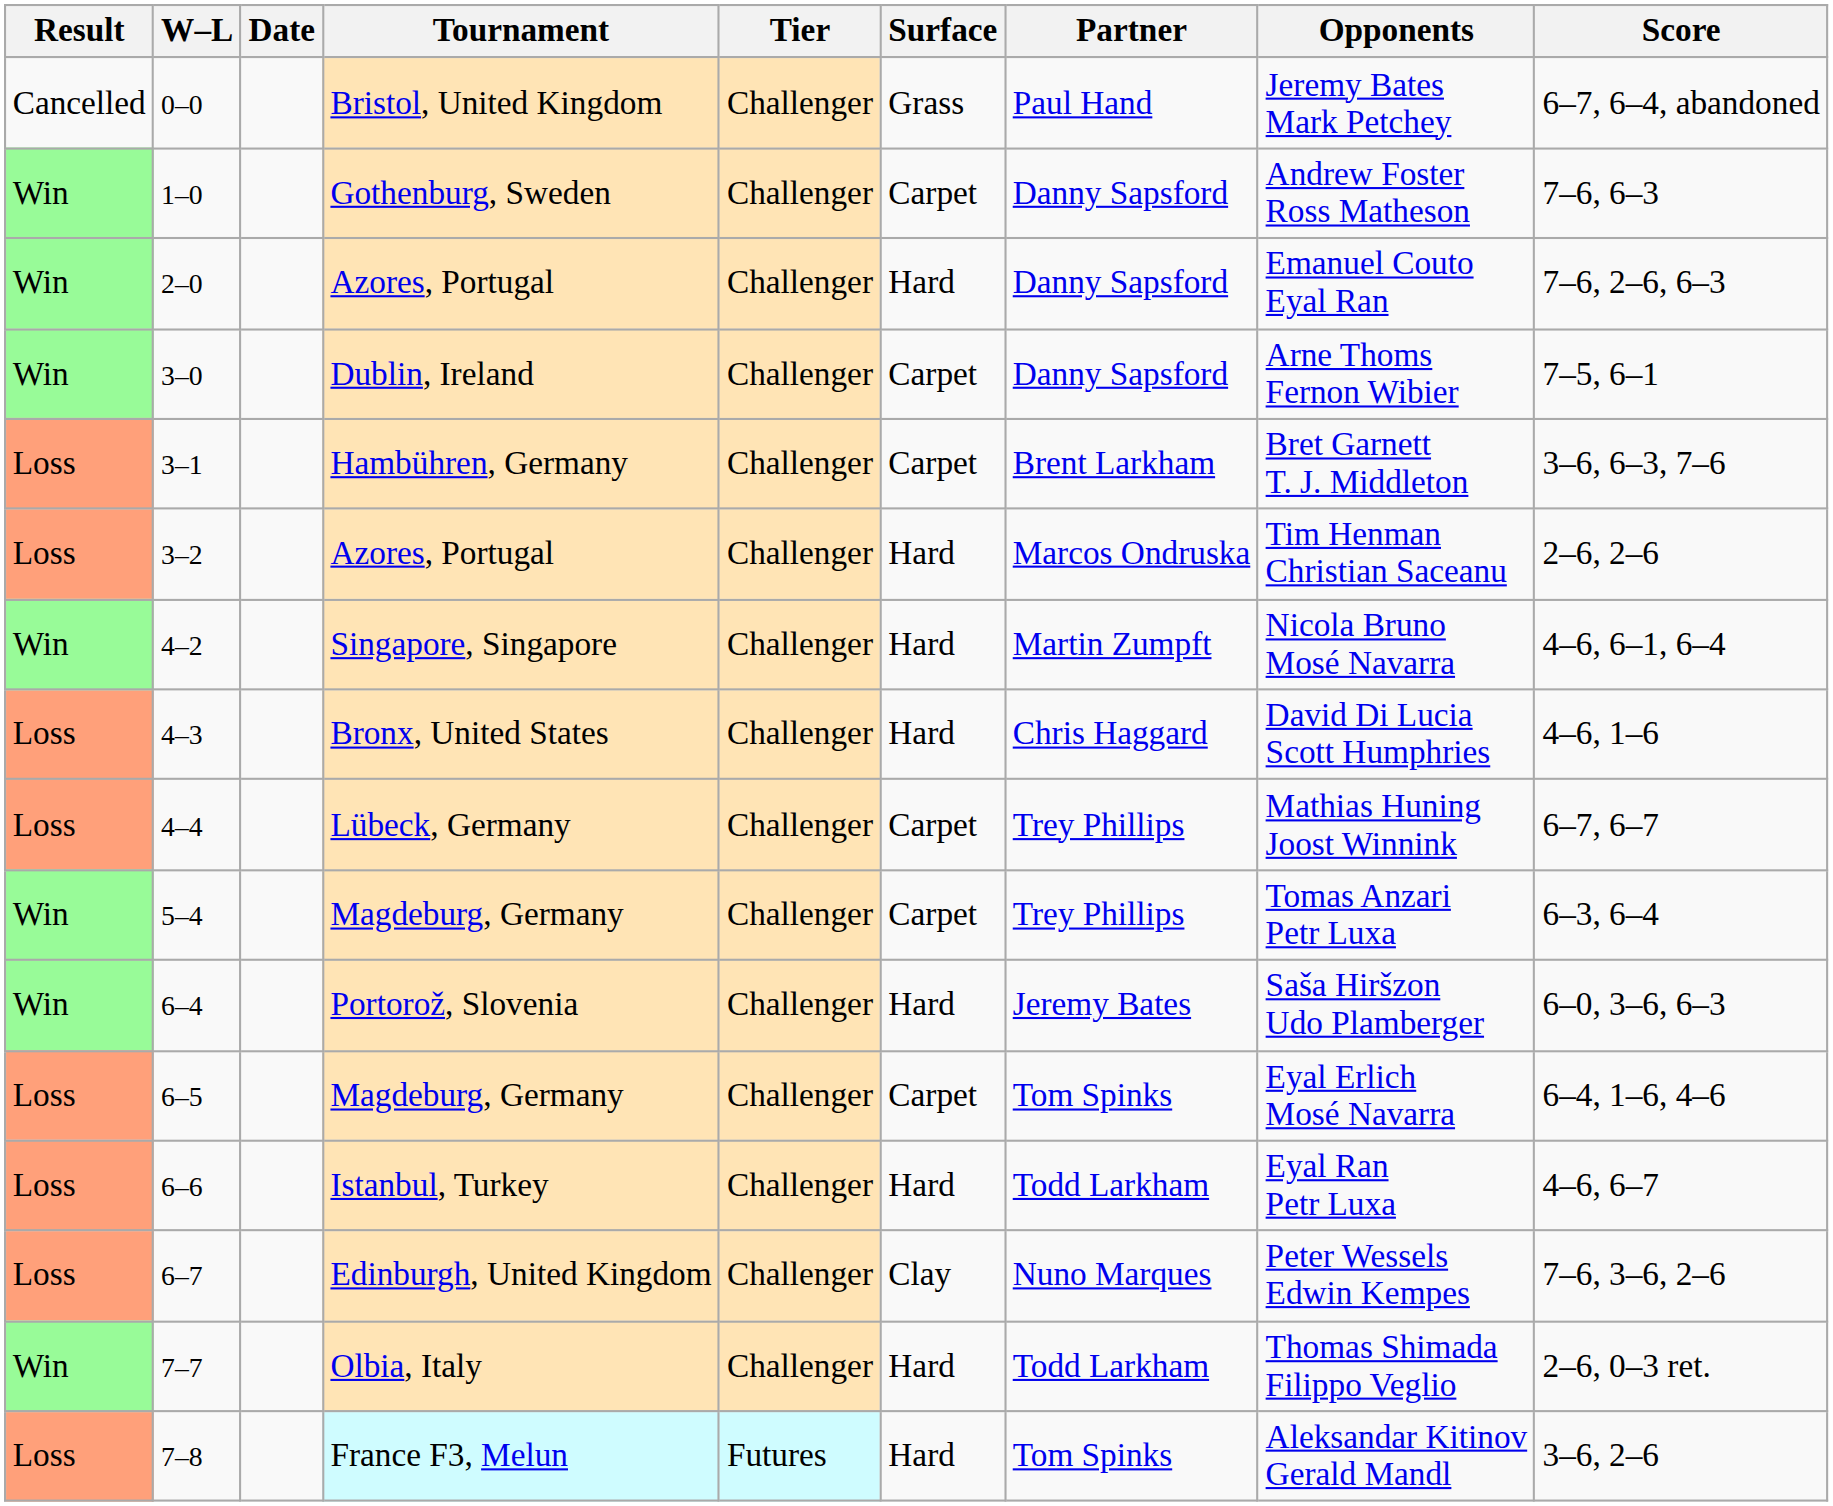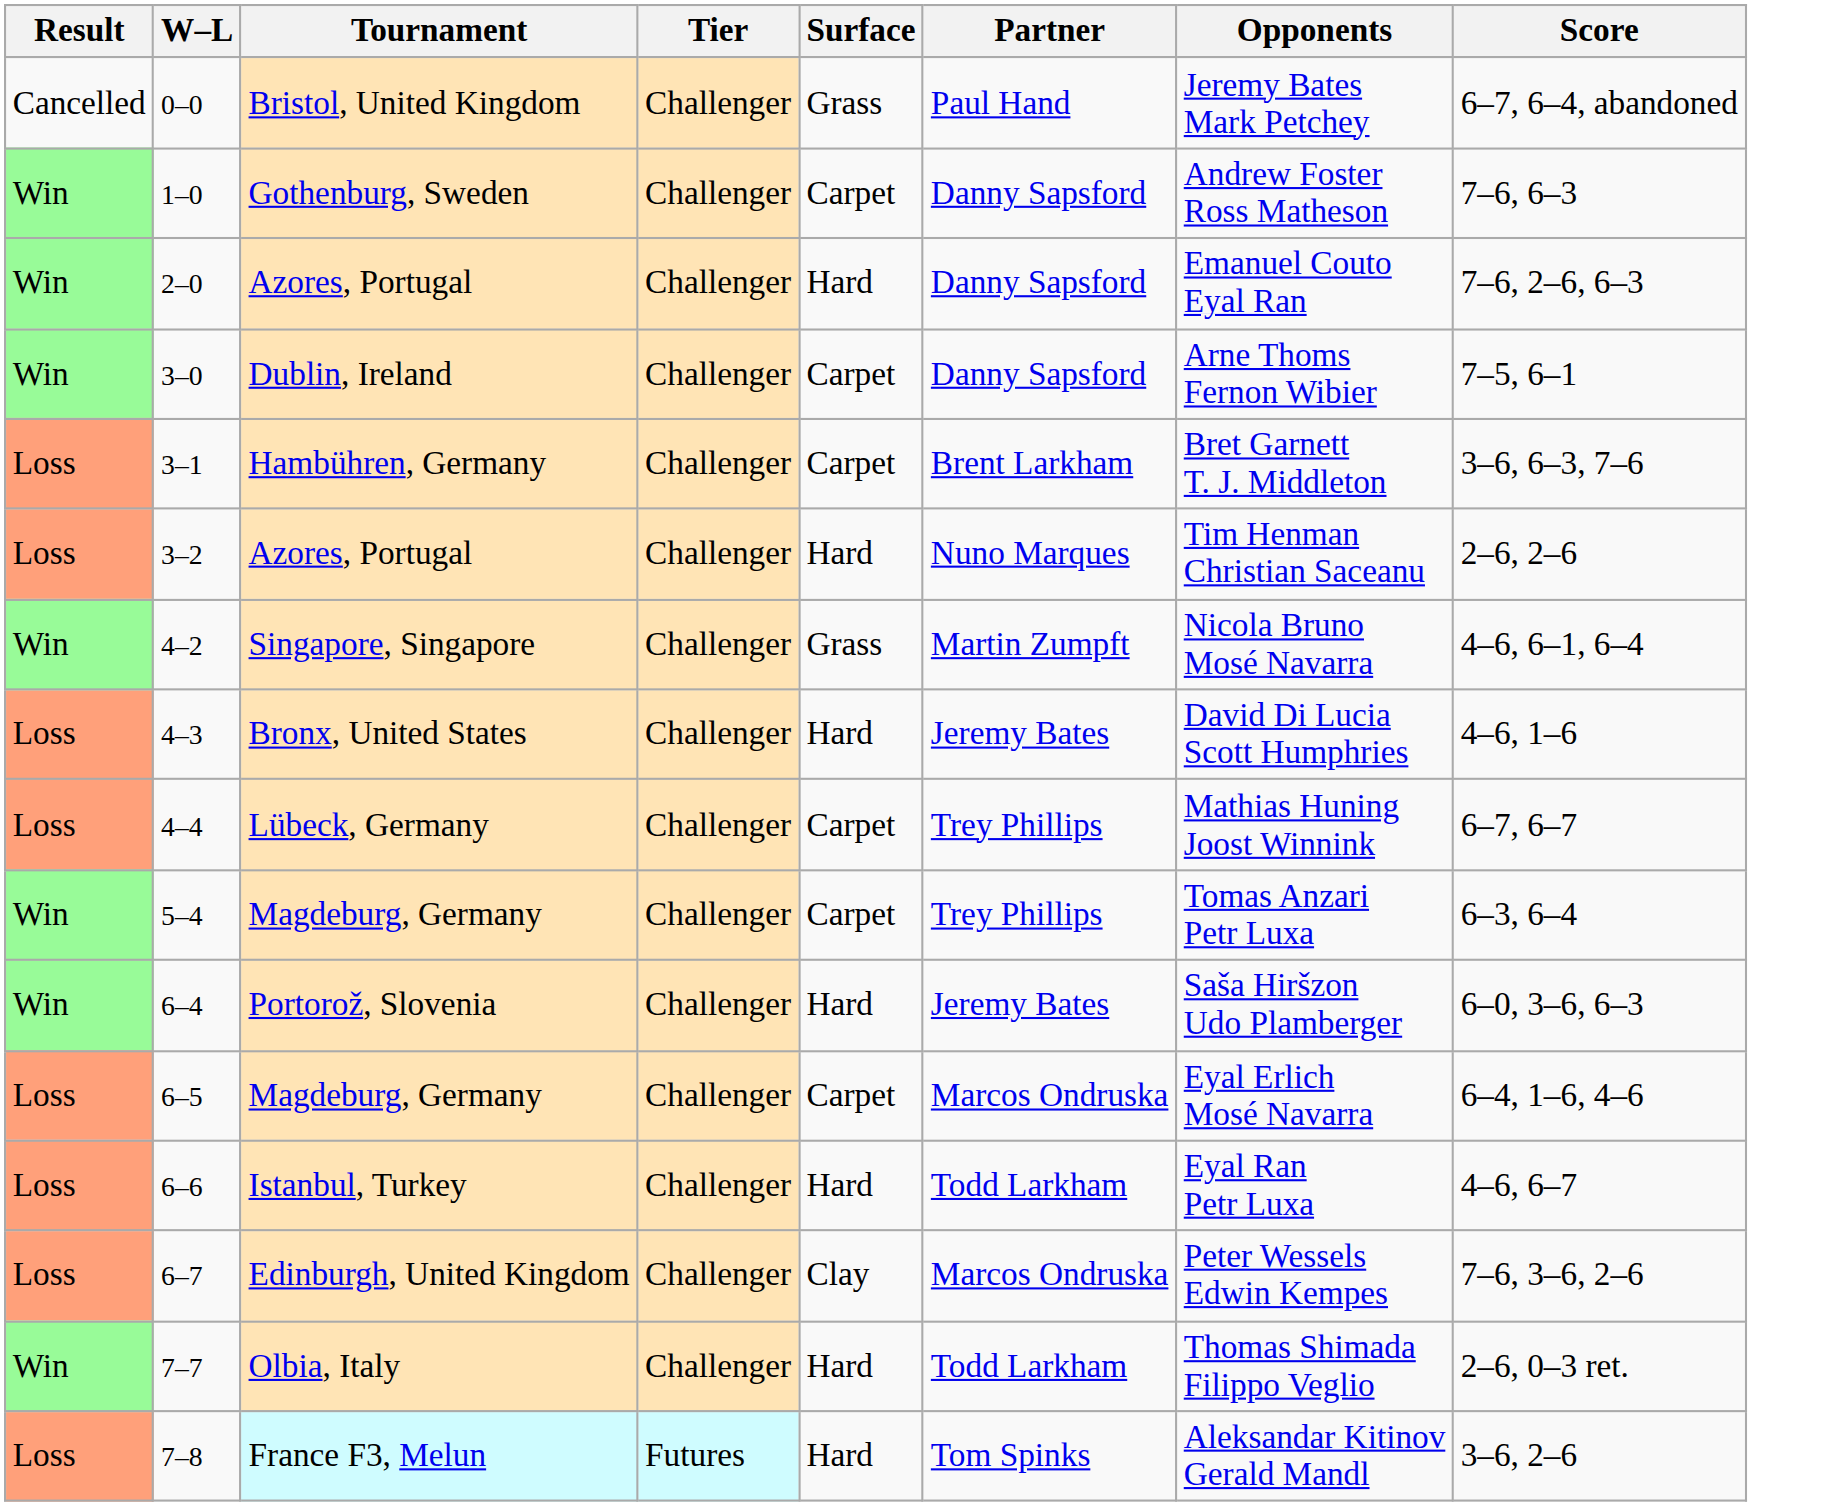- column: (282, 30)
(1132, 553) Marcos Ondruska -> (1030, 553) Nuno Marques
(922, 643) Hard -> (844, 643) Grass
(1110, 733) Chris Haggard -> (1020, 733) Jeremy Bates
(1092, 1094) Tom Spinks -> (1050, 1094) Marcos Ondruska
(1112, 1275) Nuno Marques -> (1050, 1275) Marcos Ondruska
